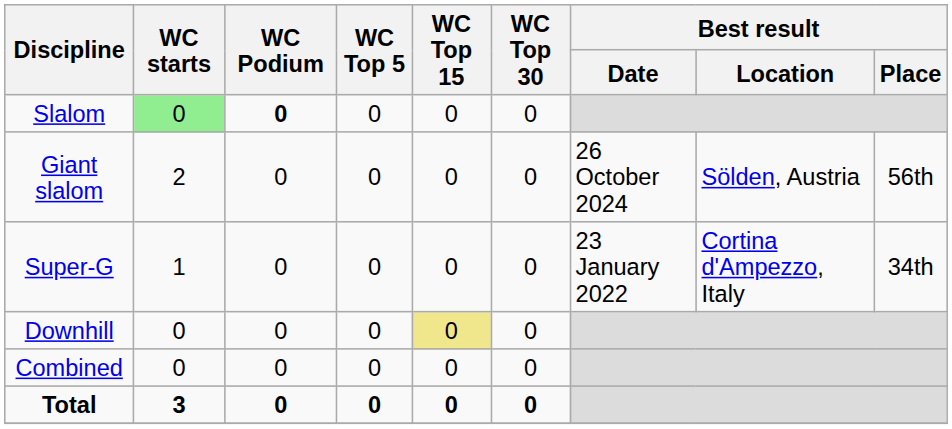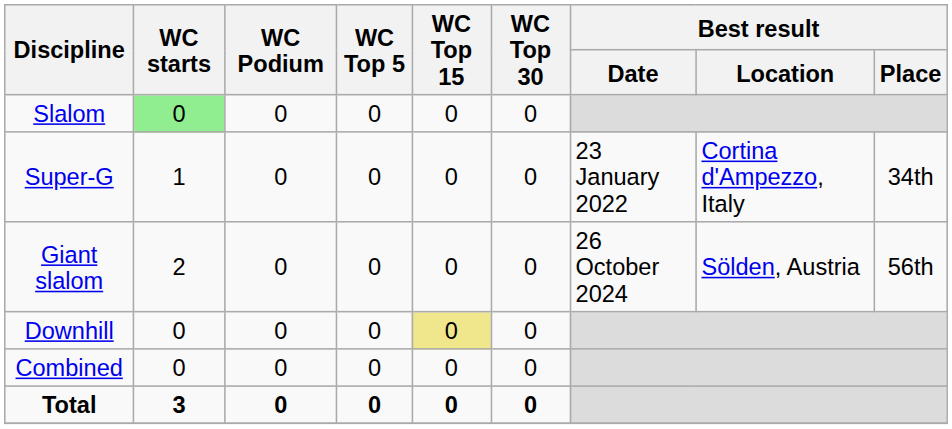(281, 114) bold -> (281, 114) normal
rows swapped: (69, 177) <-> (69, 267)
